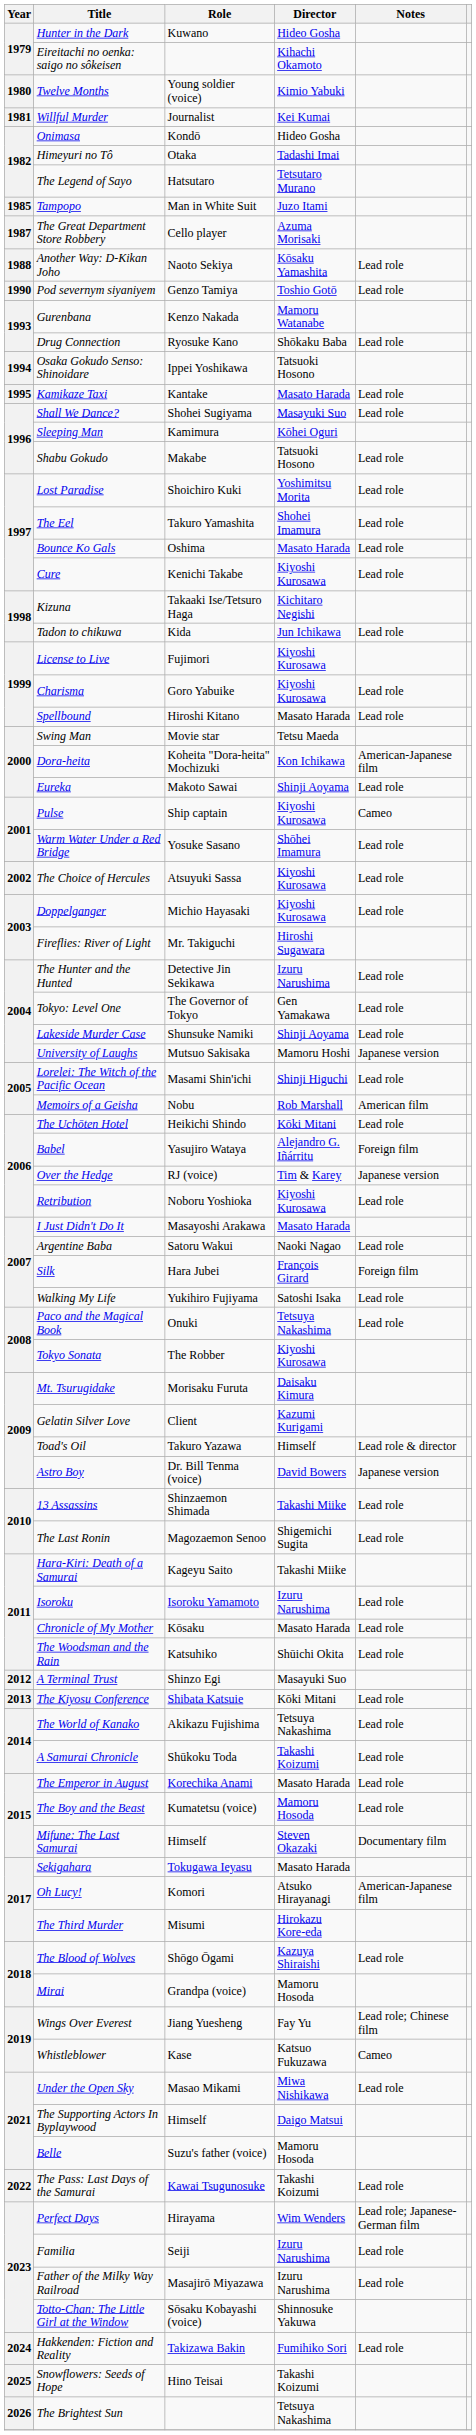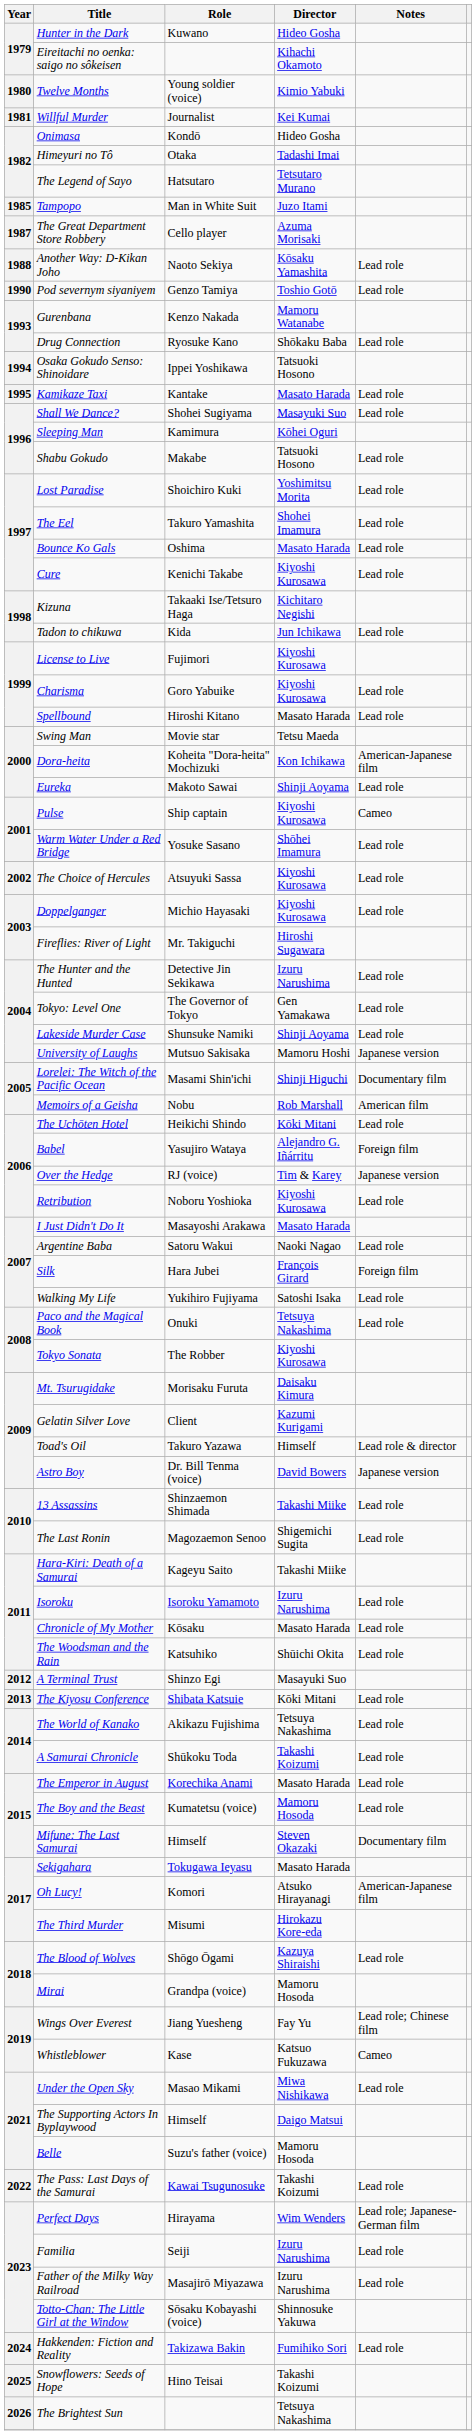(381, 1079) Lead role -> (402, 1079) Documentary film
